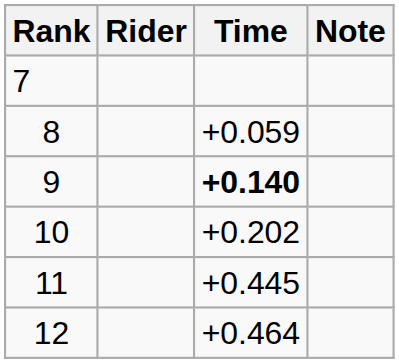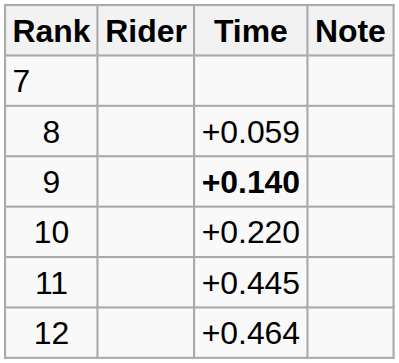(251, 233) +0.202 -> (251, 233) +0.220
